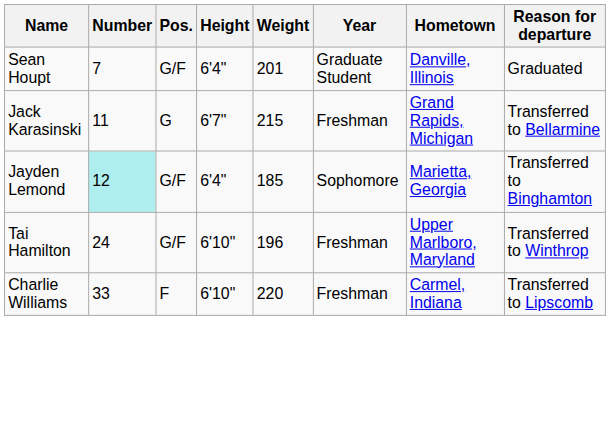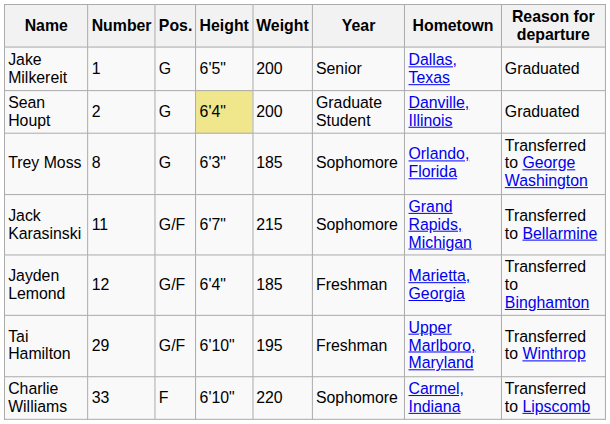+ row: (38, 68)
(97, 68) 7 -> (96, 111) 2
(173, 68) G/F -> (165, 111) G
(213, 68) no background -> (213, 111) khaki background
(270, 68) 201 -> (269, 111) 200
+ row: (45, 163)
(166, 120) G -> (172, 224) G/F
(352, 120) Freshman -> (357, 224) Sophomore
(101, 181) paleturquoise background -> (100, 285) no background
(358, 181) Sophomore -> (352, 285) Freshman
(101, 242) 24 -> (100, 345) 29
(270, 242) 196 -> (269, 345) 195
(352, 294) Freshman -> (357, 397) Sophomore
